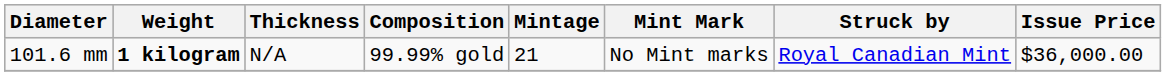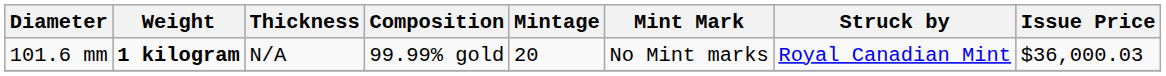(526, 55) 21 -> (526, 55) 20
(1082, 55) $36,000.00 -> (1082, 55) $36,000.03
